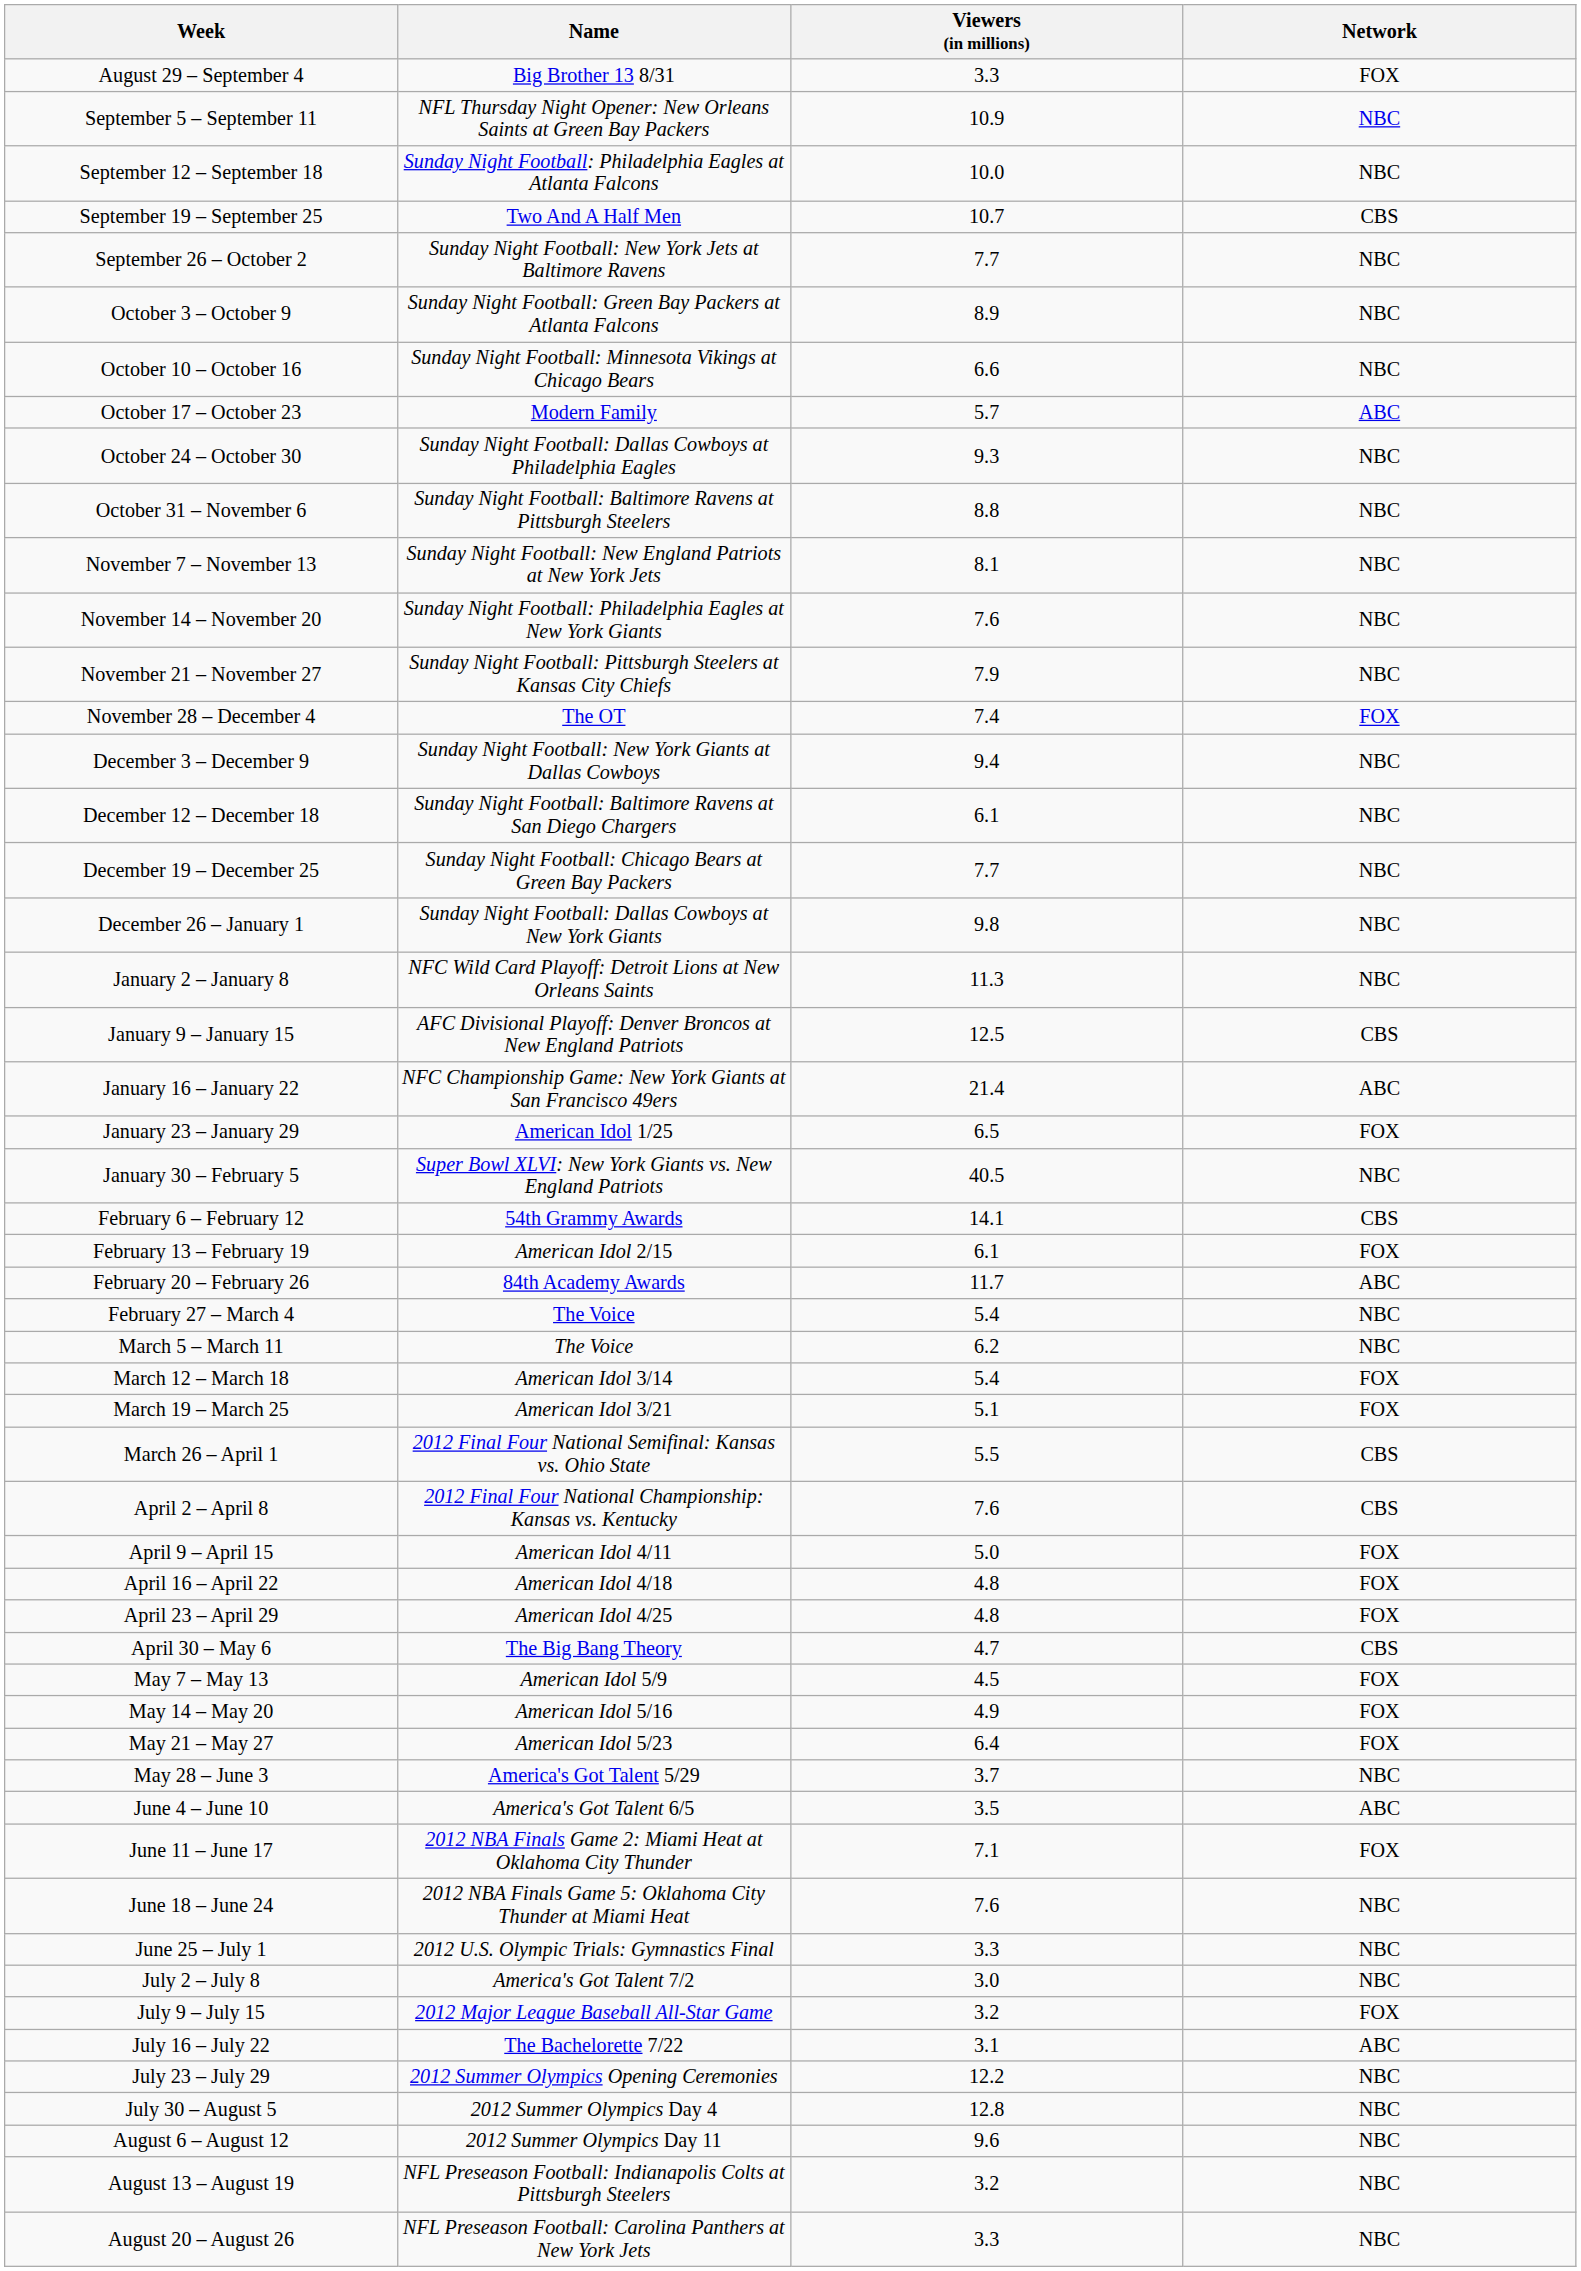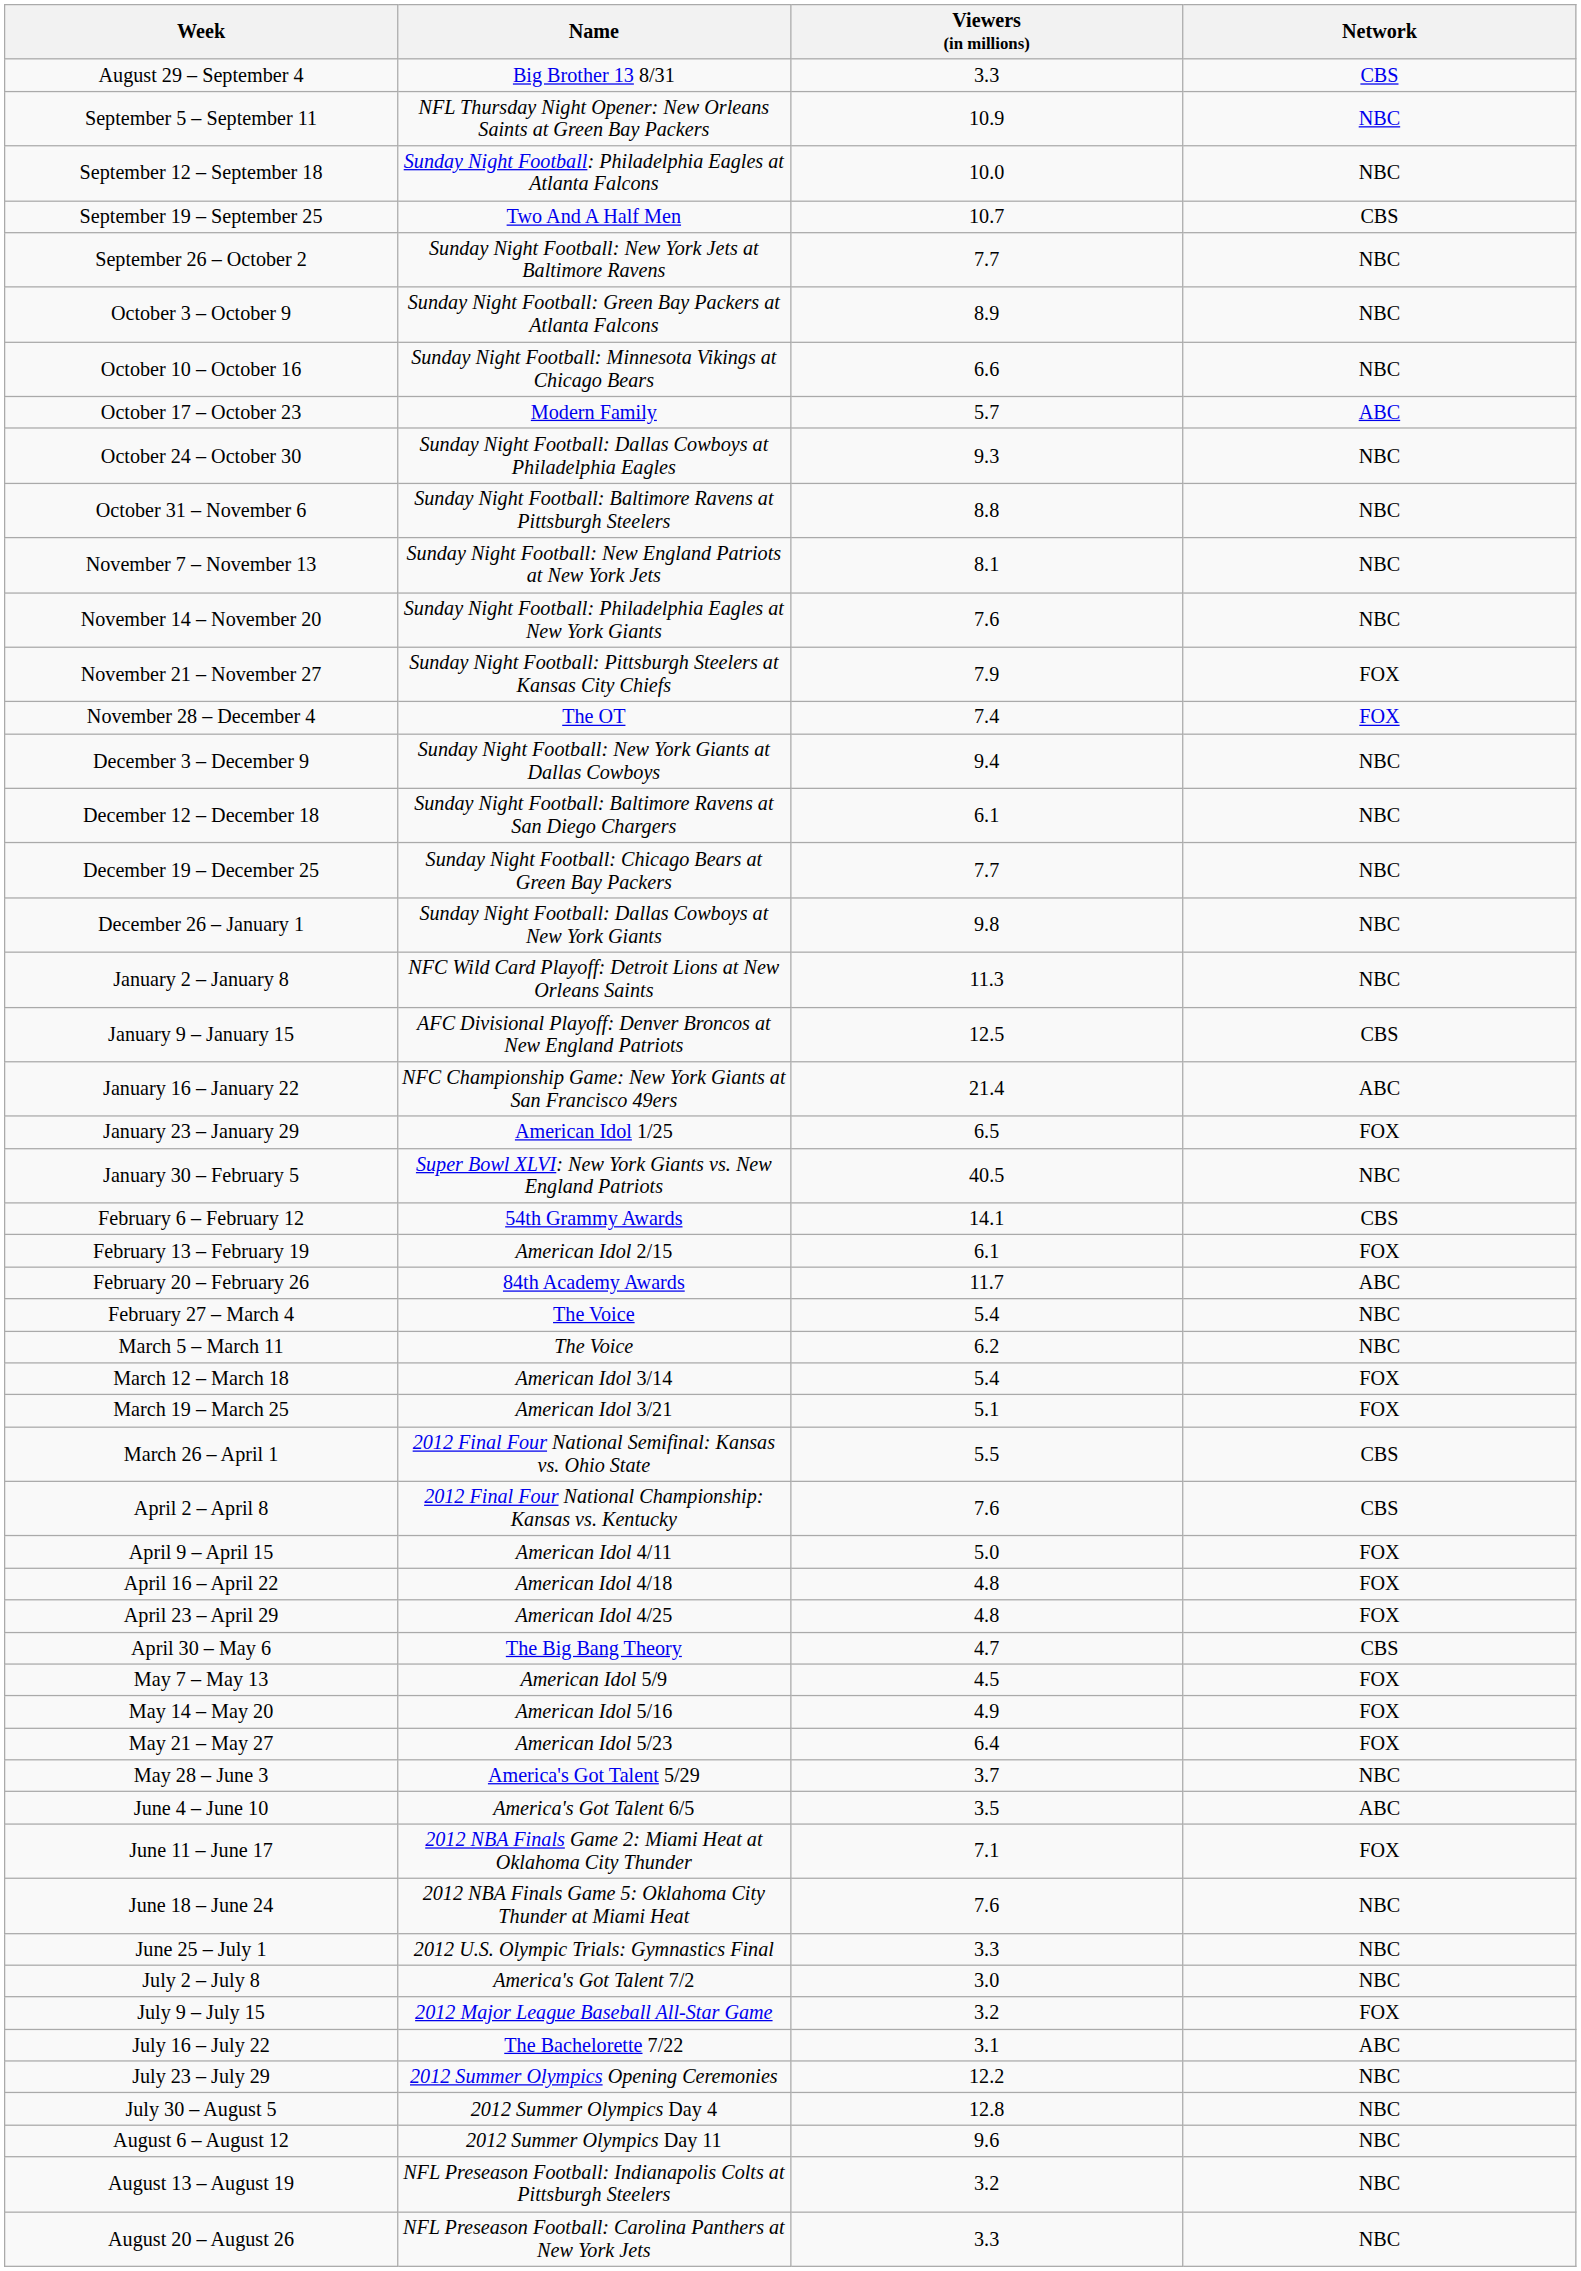(1379, 75) FOX -> (1379, 75) CBS
(1379, 674) NBC -> (1379, 674) FOX
